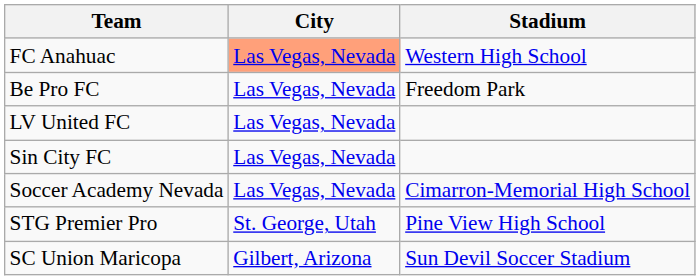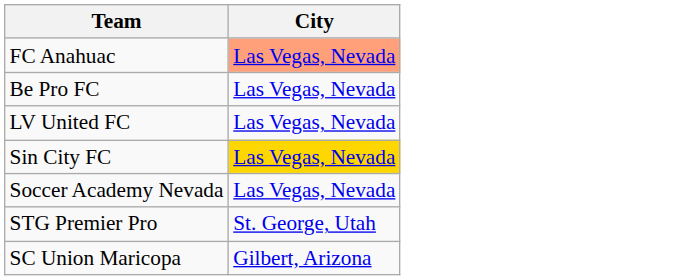- column: (548, 21)
(314, 156) no background -> (314, 156) gold background
